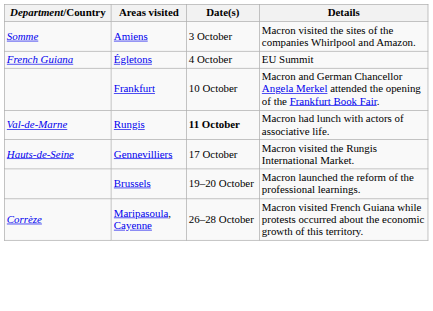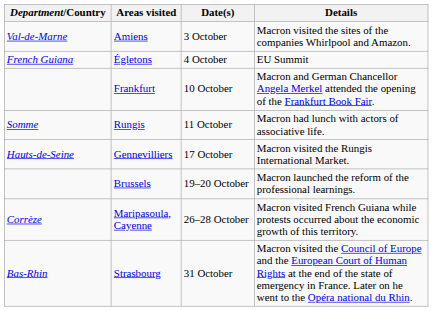(23, 36) Somme -> (37, 36) Val-de-Marne
(37, 124) Val-de-Marne -> (23, 124) Somme
(214, 124) bold -> (208, 124) normal
+ row: (137, 273)
